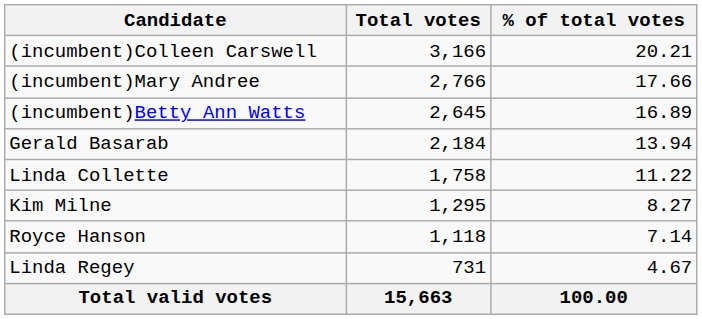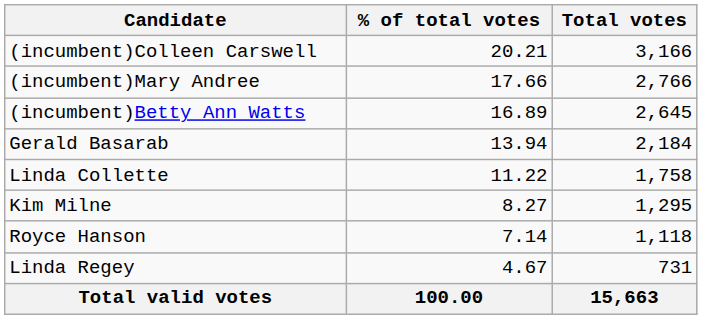columns swapped: (418, 20) <-> (594, 20)
